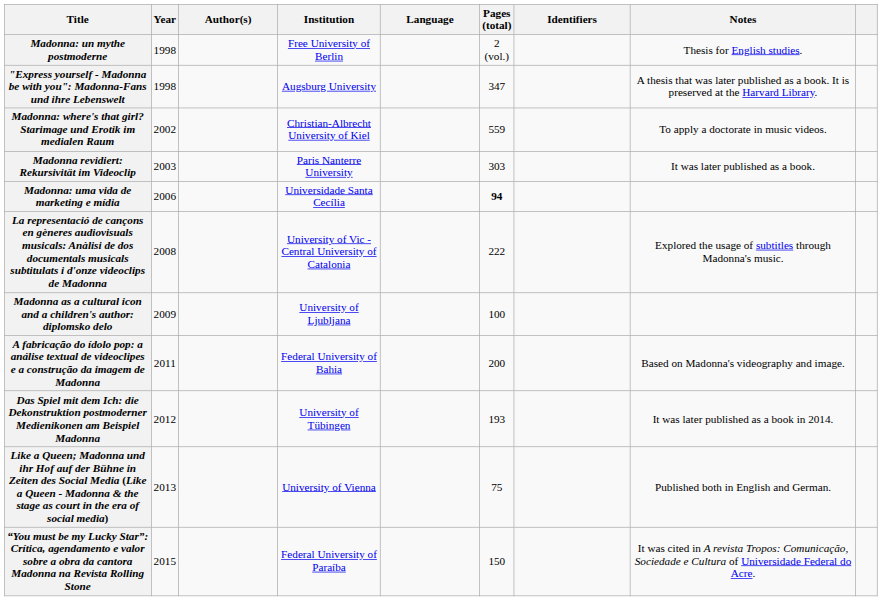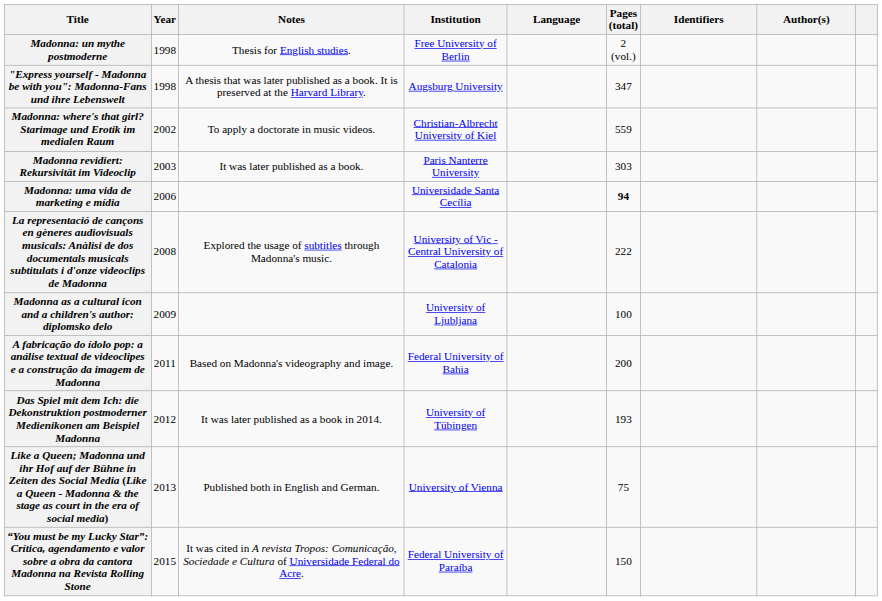columns swapped: (228, 19) <-> (743, 19)
